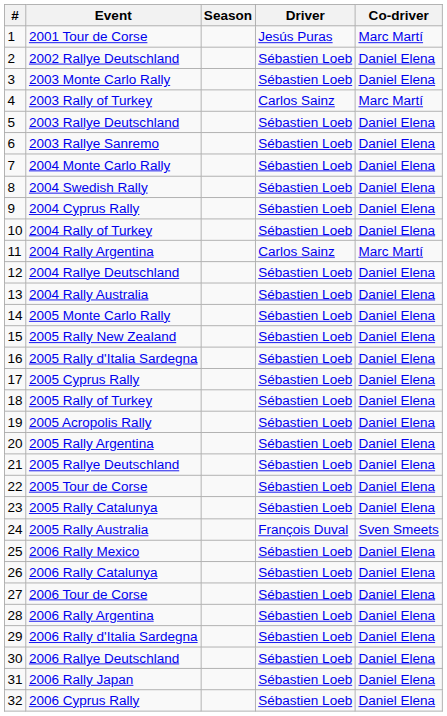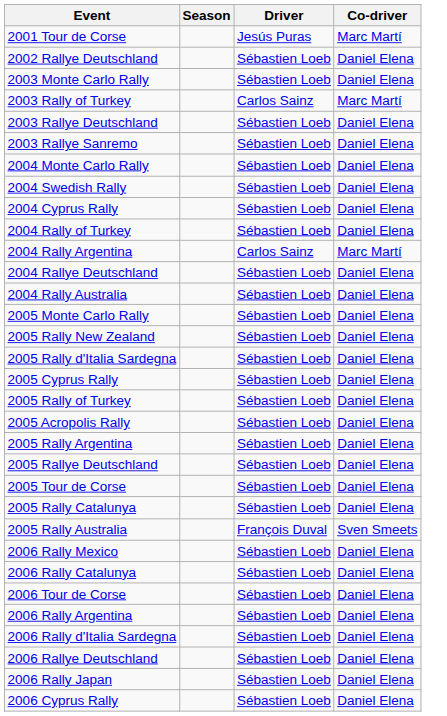- column: (15, 15)
